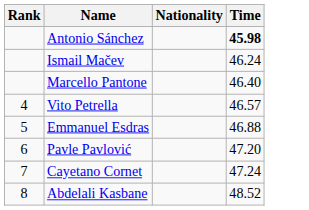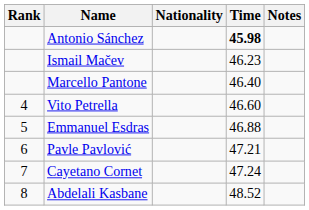+ column: (284, 15)
(245, 60) 46.24 -> (245, 60) 46.23
(245, 104) 46.57 -> (245, 104) 46.60
(245, 149) 47.20 -> (245, 149) 47.21
